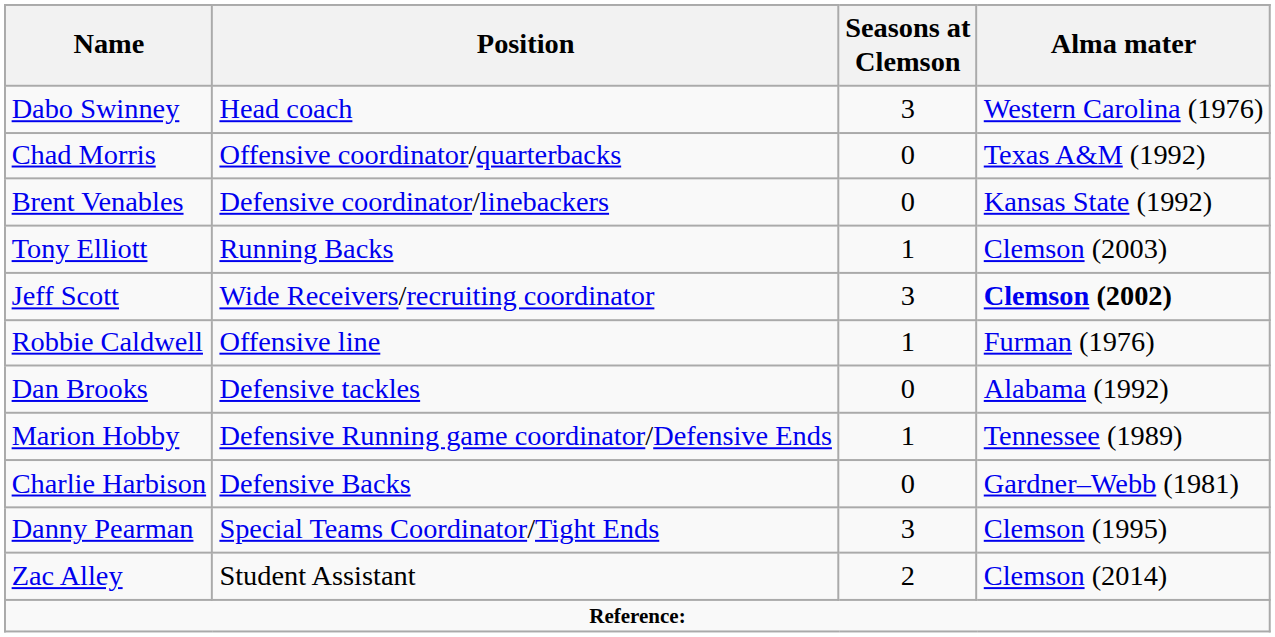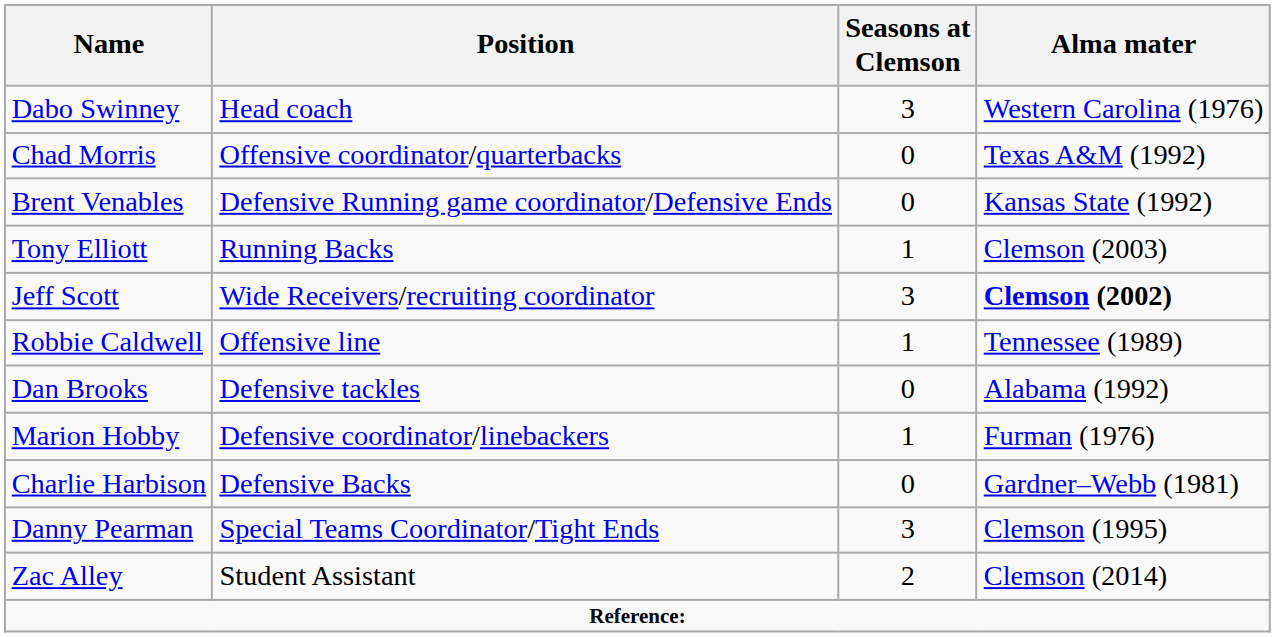(414, 202) Defensive coordinator/linebackers -> (526, 202) Defensive Running game coordinator/Defensive Ends
(1069, 342) Furman (1976) -> (1083, 342) Tennessee (1989)
(526, 436) Defensive Running game coordinator/Defensive Ends -> (414, 436) Defensive coordinator/linebackers
(1083, 436) Tennessee (1989) -> (1069, 436) Furman (1976)
